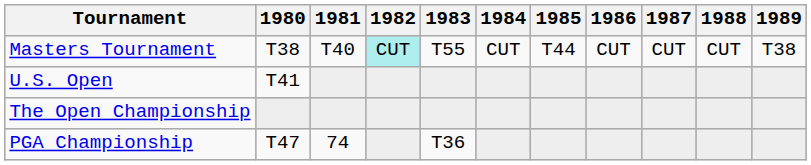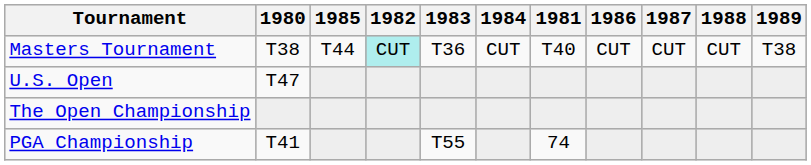columns swapped: (338, 21) <-> (558, 21)
(448, 51) T55 -> (448, 51) T36
(283, 82) T41 -> (283, 82) T47
(283, 144) T47 -> (283, 144) T41
(448, 144) T36 -> (448, 144) T55
